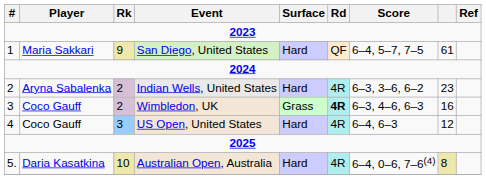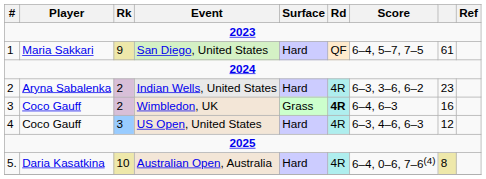(388, 106) 6–3, 4–6, 6–3 -> (375, 106) 6–4, 6–3
(375, 124) 6–4, 6–3 -> (388, 124) 6–3, 4–6, 6–3
